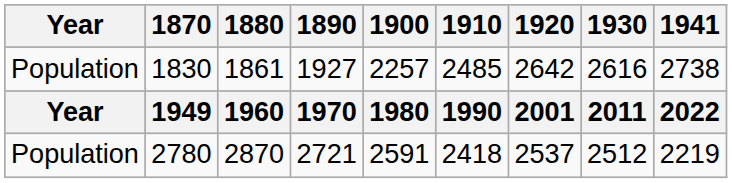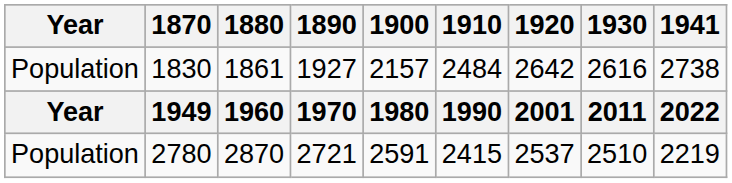(399, 68) 2257 -> (399, 68) 2157
(472, 68) 2485 -> (472, 68) 2484
(472, 154) 2418 -> (472, 154) 2415
(617, 154) 2512 -> (617, 154) 2510
